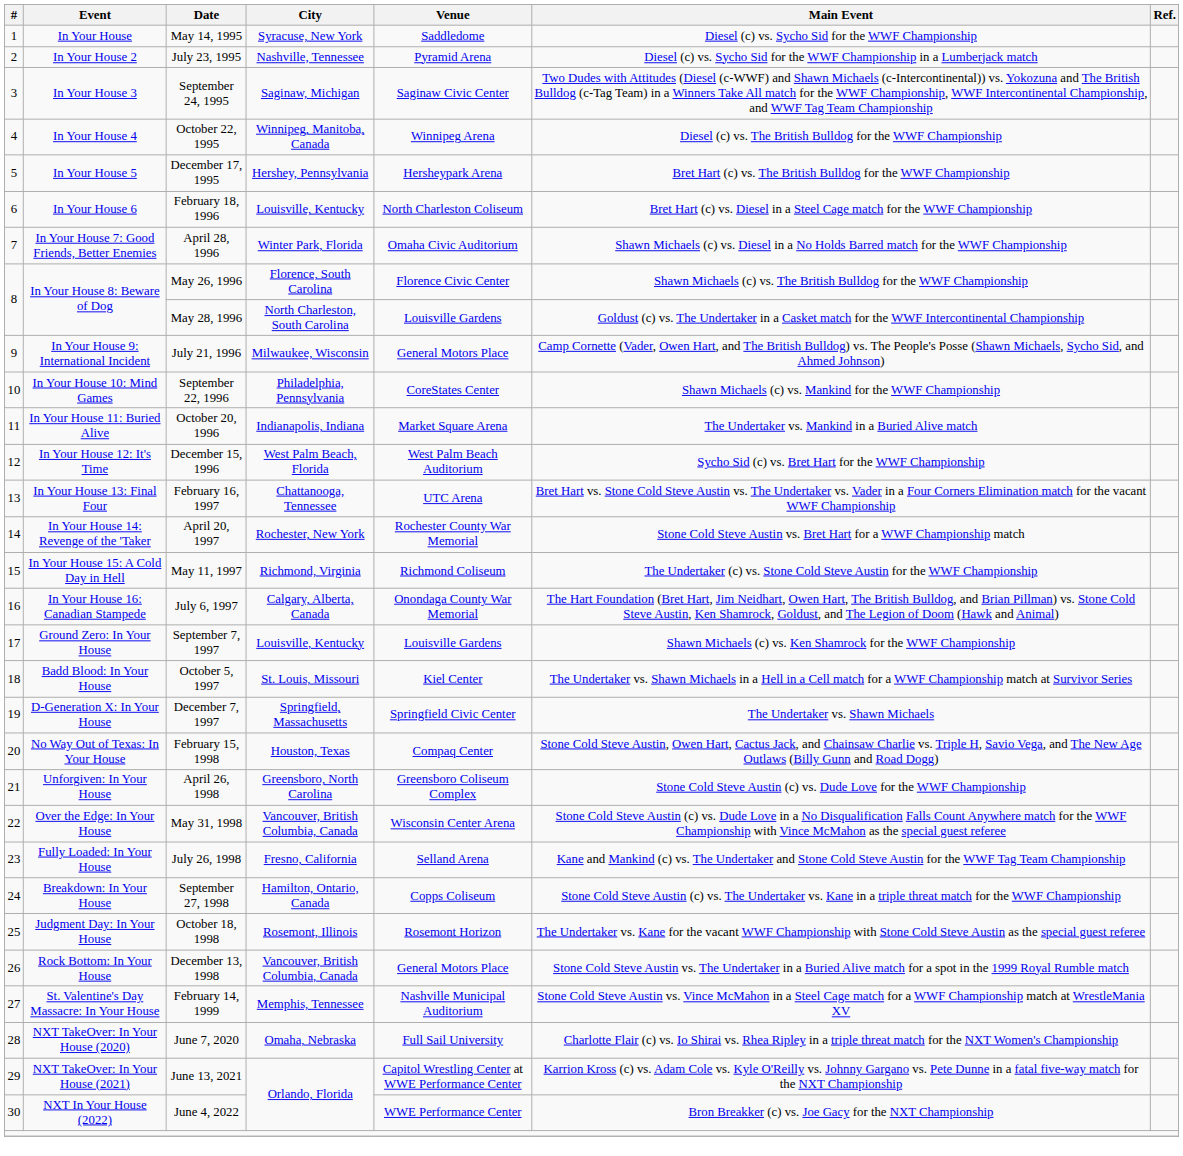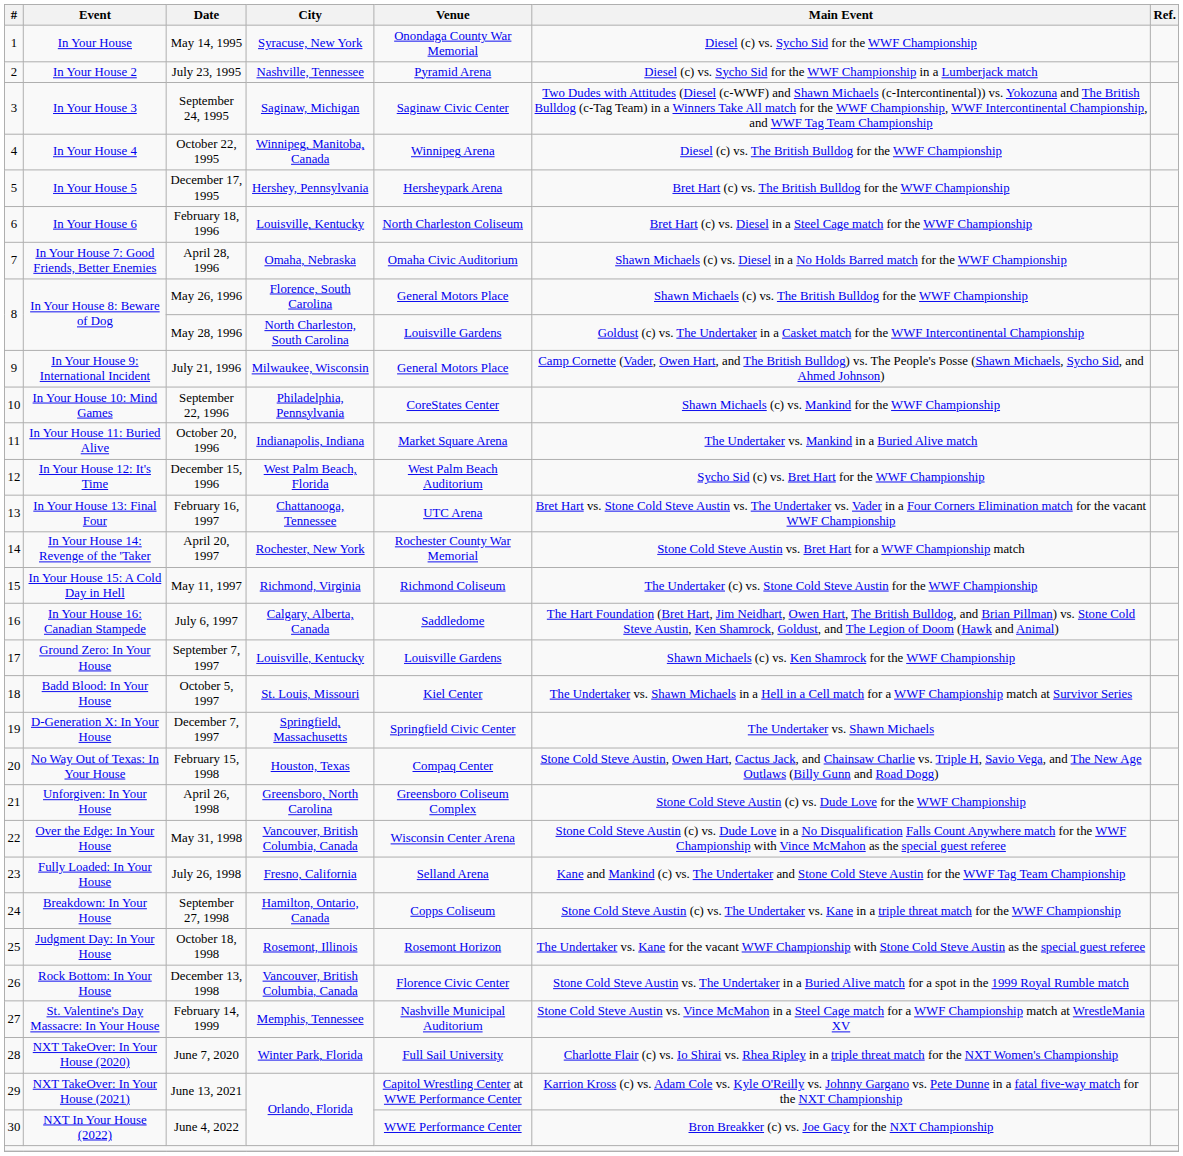(453, 35) Saddledome -> (453, 43) Onondaga County War Memorial
(310, 244) Winter Park, Florida -> (310, 260) Omaha, Nebraska
(453, 281) Florence Civic Center -> (453, 296) General Motors Place
(453, 606) Onondaga County War Memorial -> (453, 621) Saddledome
(453, 967) General Motors Place -> (453, 982) Florence Civic Center
(310, 1039) Omaha, Nebraska -> (310, 1054) Winter Park, Florida
